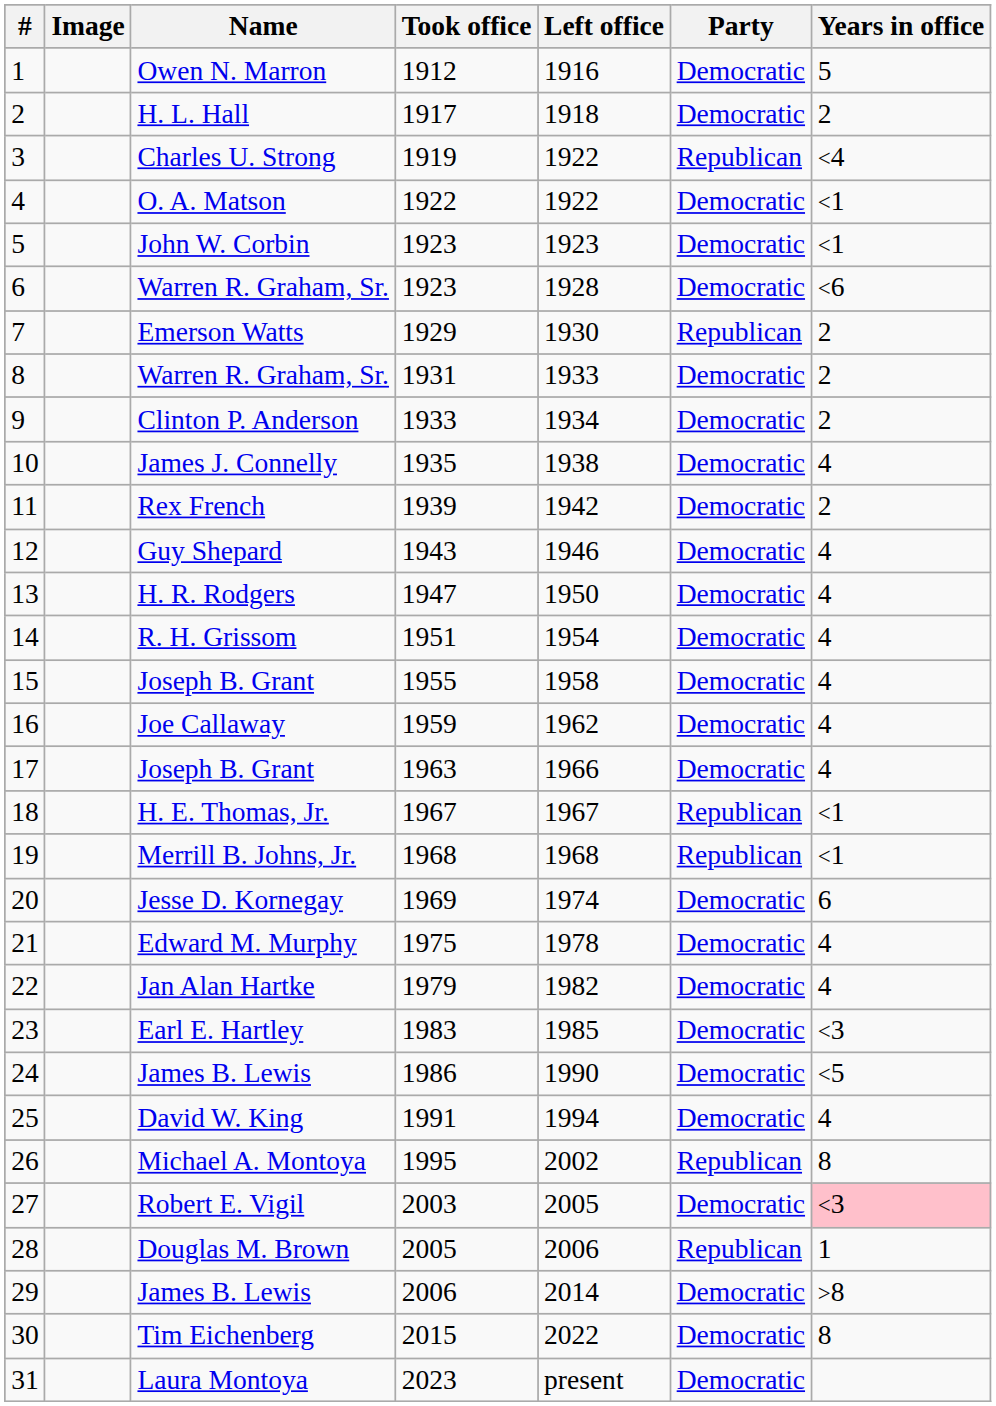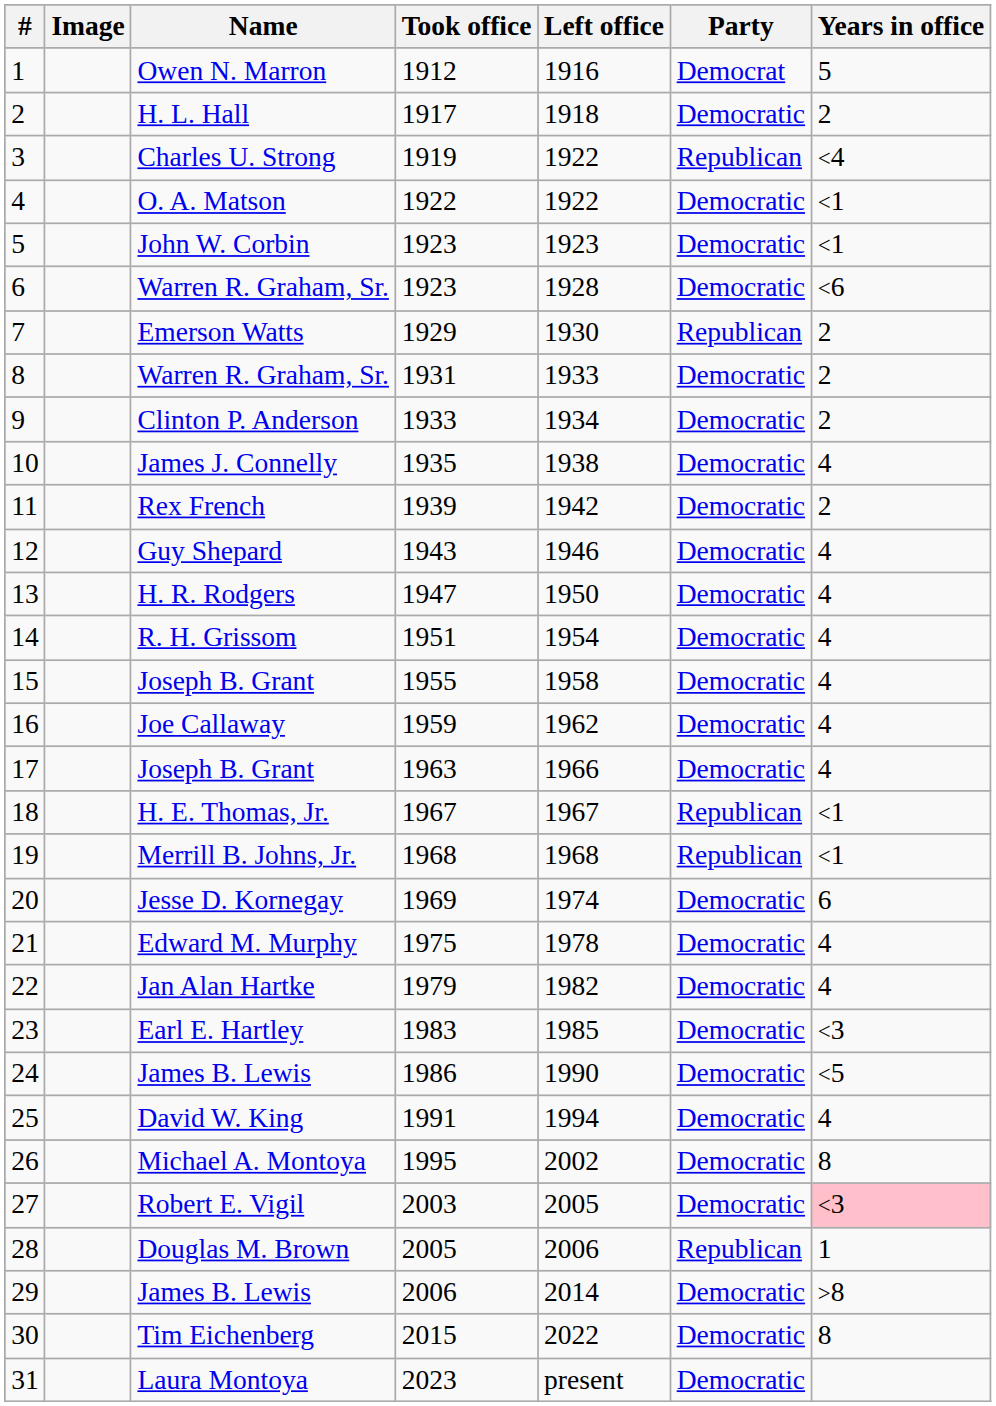(741, 69) Democratic -> (731, 69) Democrat
(739, 1161) Republican -> (741, 1161) Democratic
